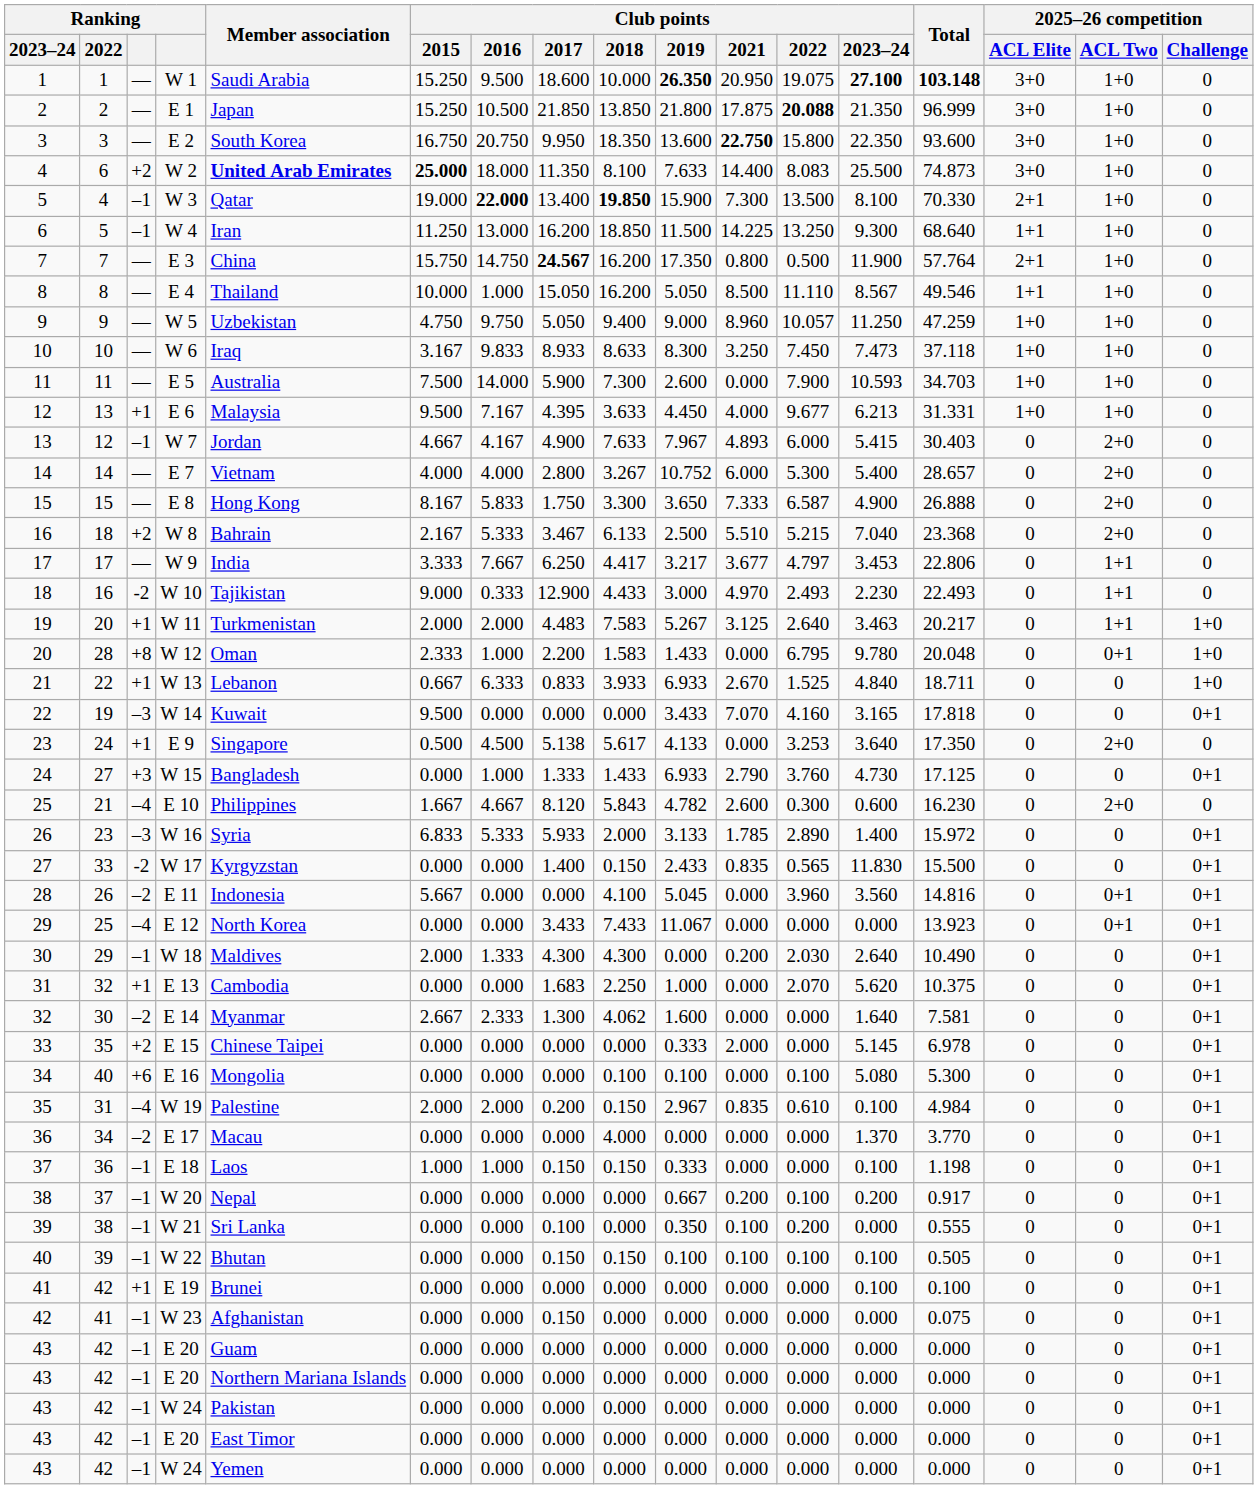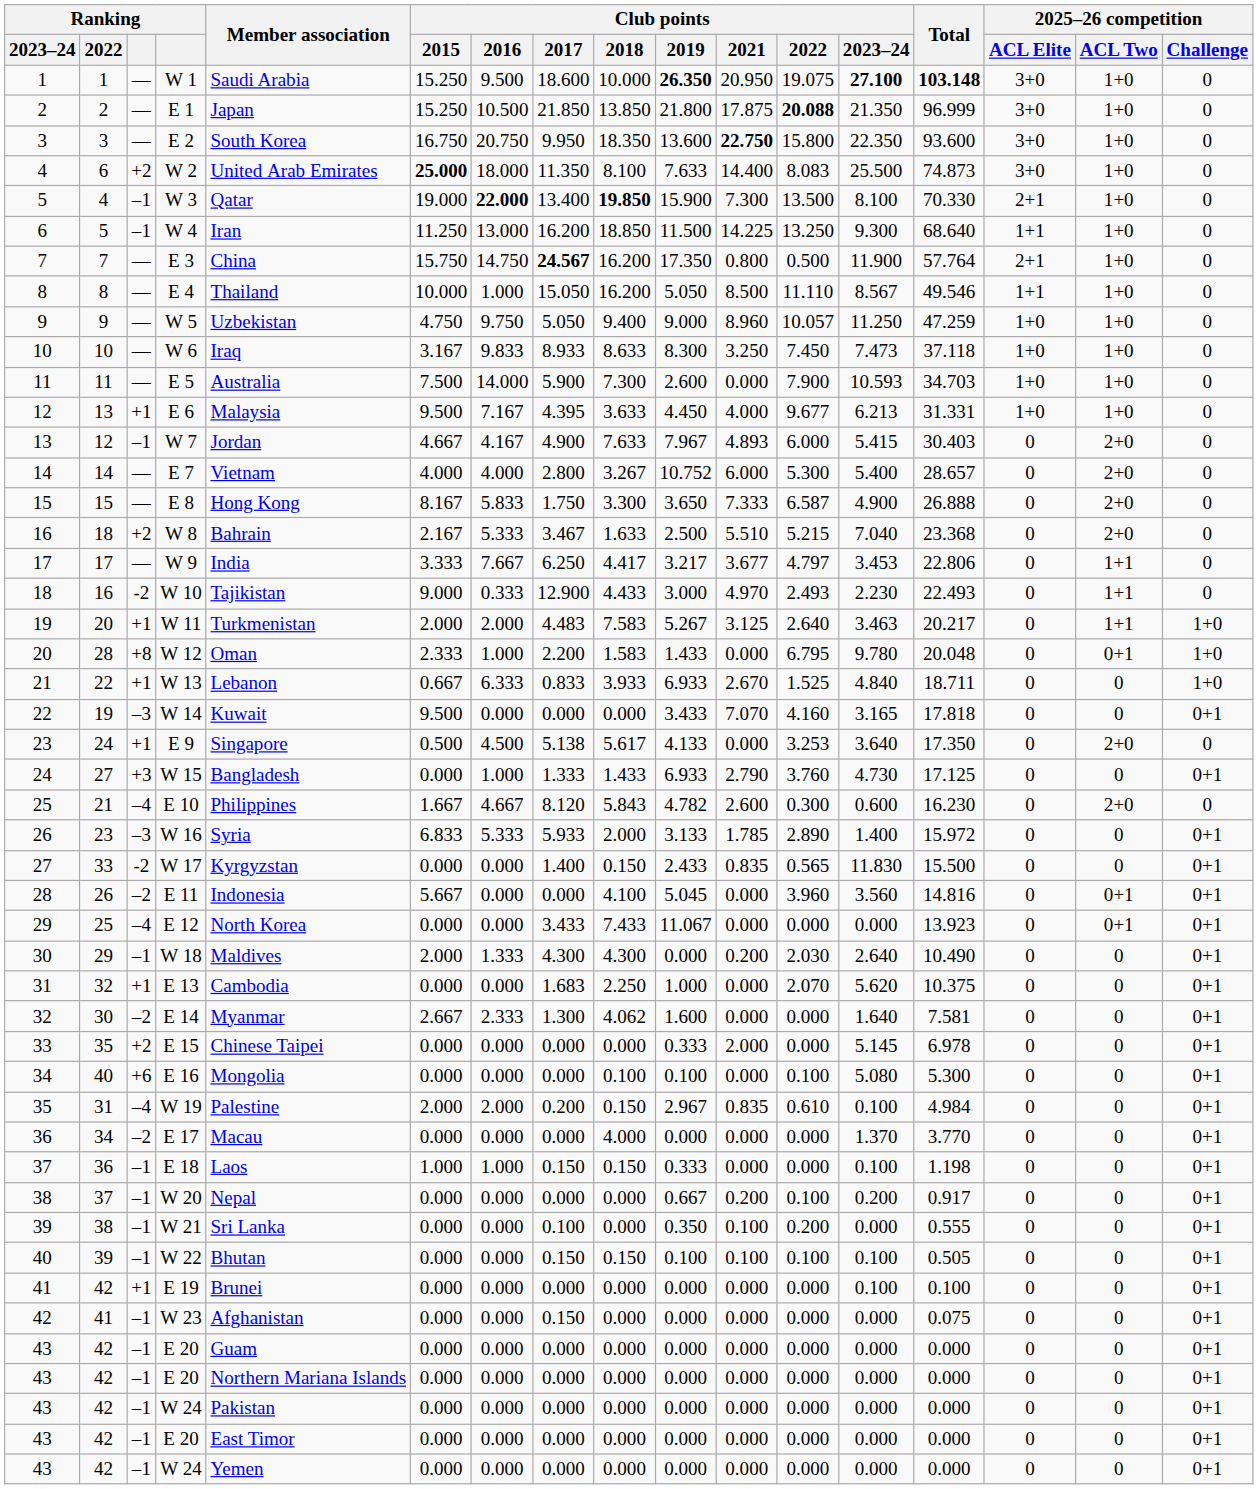(301, 170) bold -> (294, 170) normal
(624, 532) 6.133 -> (624, 532) 1.633
